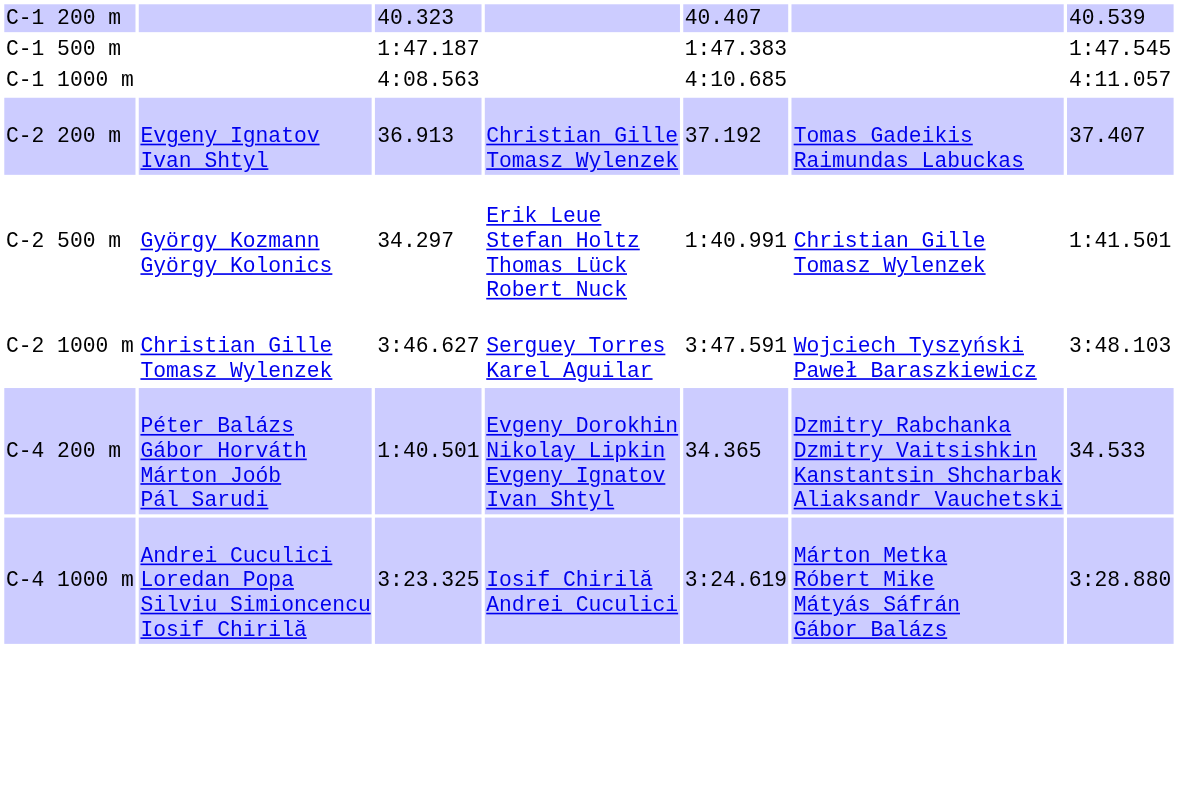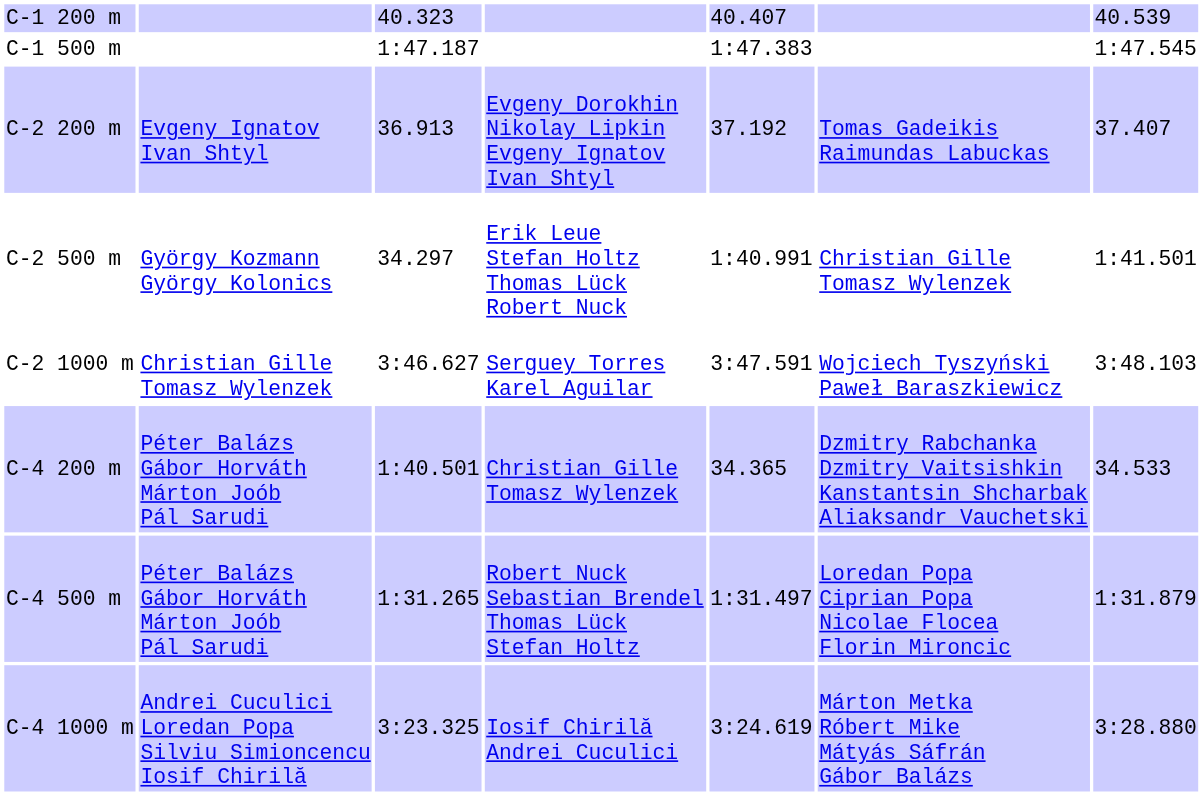- row: (70, 81)
(582, 149) Christian Gille Tomasz Wylenzek -> (582, 142) Evgeny Dorokhin Nikolay Lipkin Evgeny Ignatov Ivan Shtyl
(582, 463) Evgeny Dorokhin Nikolay Lipkin Evgeny Ignatov Ivan Shtyl -> (582, 482) Christian Gille Tomasz Wylenzek
+ row: (63, 599)
